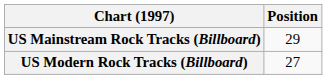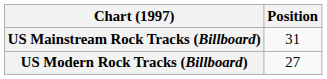(293, 39) 29 -> (293, 39) 31
